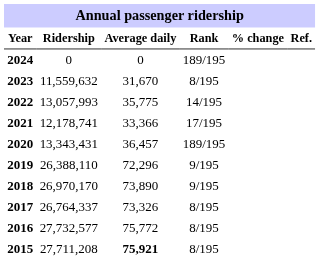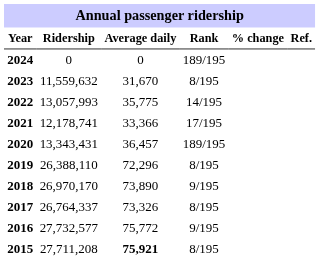(204, 165) 9/195 -> (204, 165) 8/195
(204, 228) 8/195 -> (204, 228) 9/195
